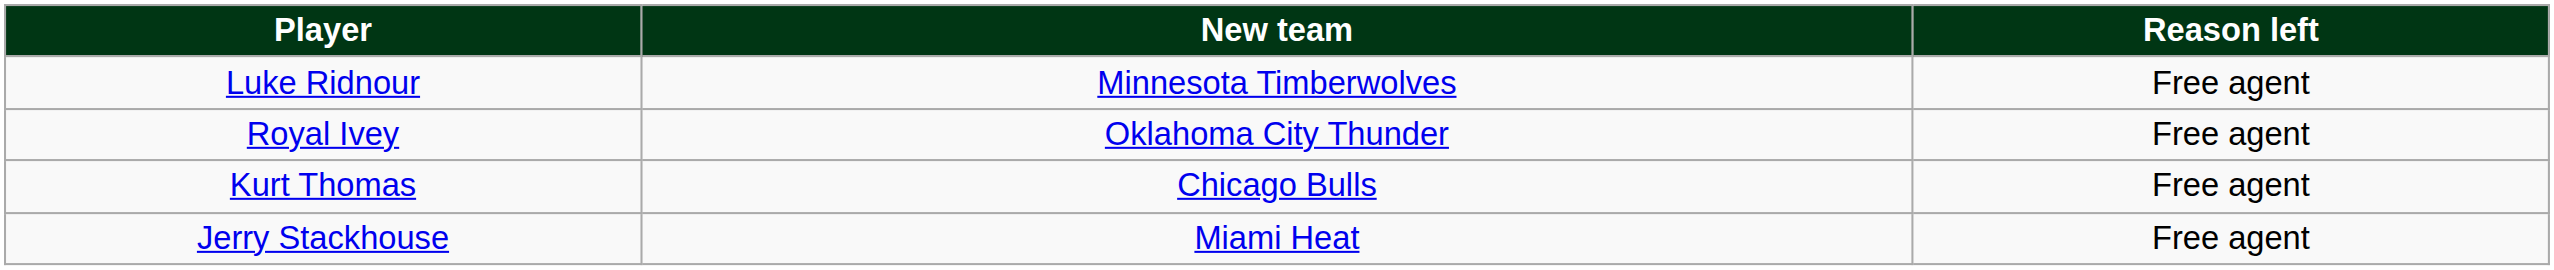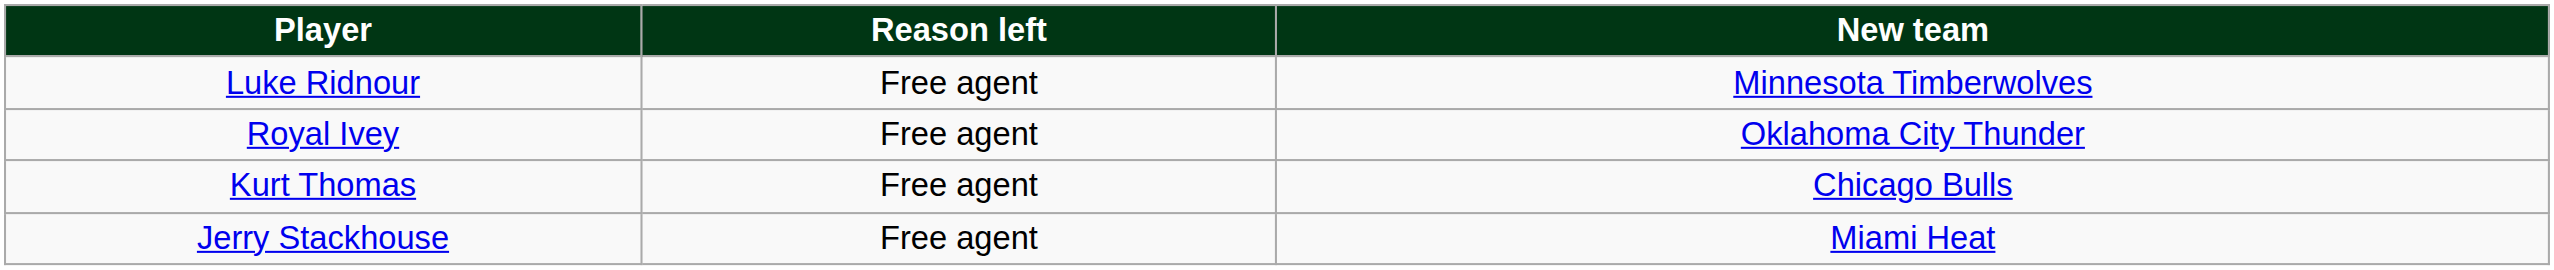columns swapped: (2231, 30) <-> (1277, 30)
